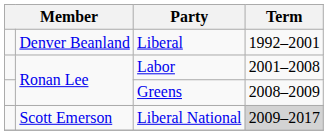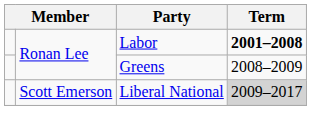- row: (160, 42)
(284, 67) normal -> (267, 42) bold
